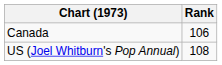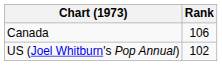(199, 51) 108 -> (199, 51) 102
